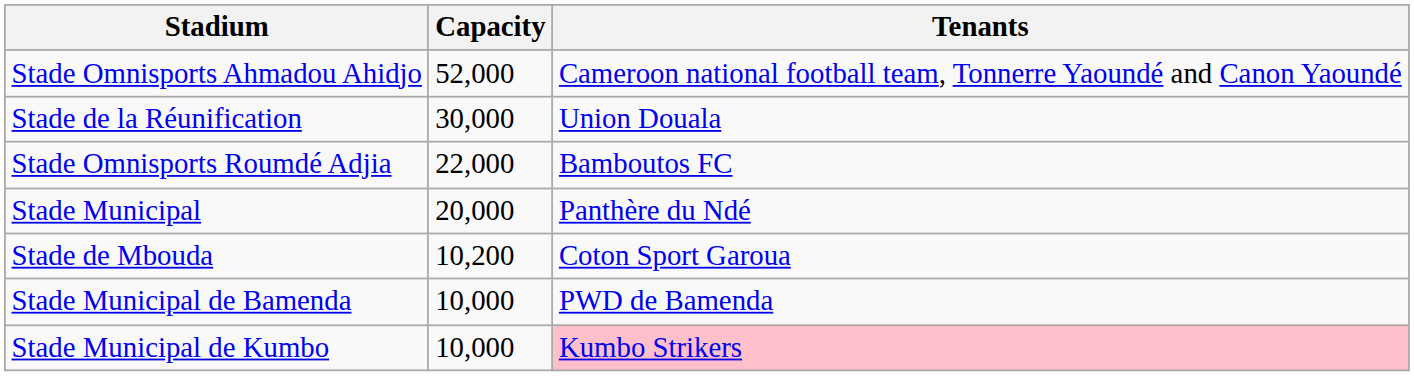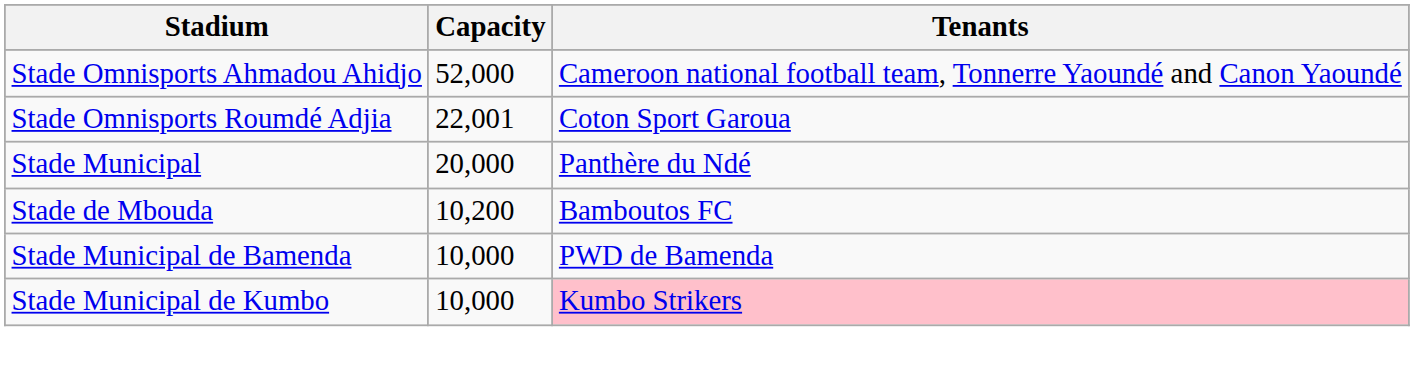- row: (157, 118)
(475, 164) 22,000 -> (475, 118) 22,001
(646, 164) Bamboutos FC -> (675, 118) Coton Sport Garoua
(675, 255) Coton Sport Garoua -> (646, 210) Bamboutos FC
